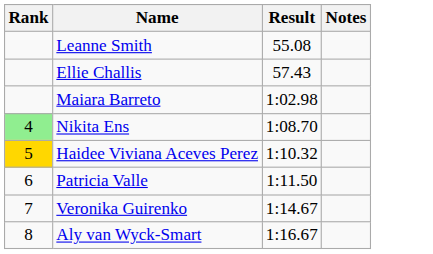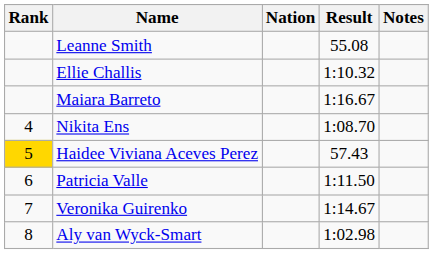+ column: (291, 18)
(292, 72) 57.43 -> (349, 72) 1:10.32
(292, 99) 1:02.98 -> (349, 99) 1:16.67
(28, 126) lightgreen background -> (28, 126) no background
(292, 153) 1:10.32 -> (349, 153) 57.43
(292, 235) 1:16.67 -> (349, 235) 1:02.98
